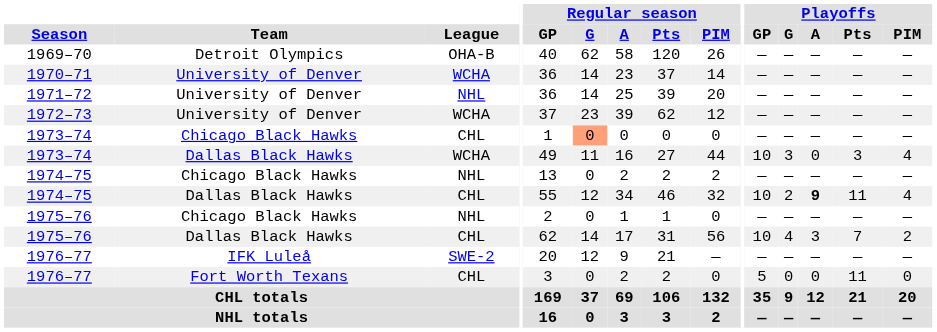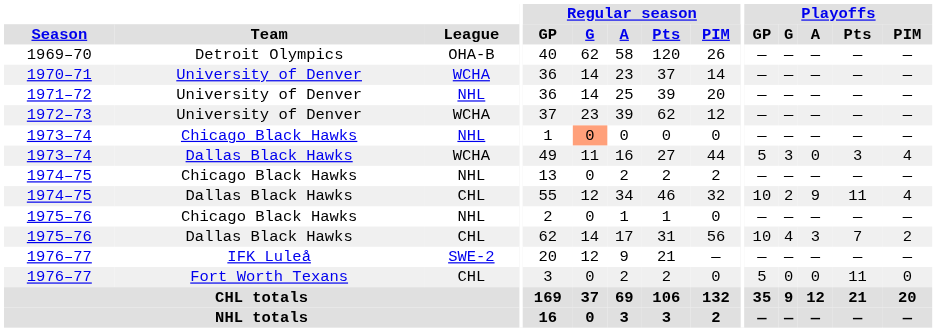(471, 135) CHL -> (471, 135) NHL
(762, 156) 10 -> (762, 156) 5
(815, 196) bold -> (815, 196) normal
